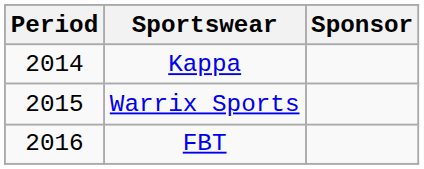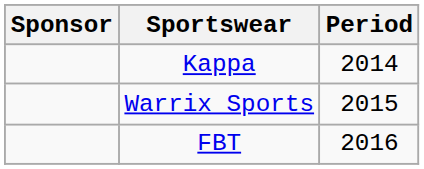columns swapped: (54, 25) <-> (362, 25)
